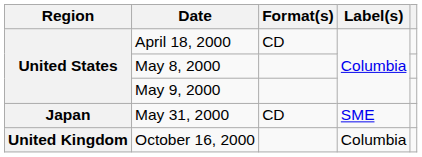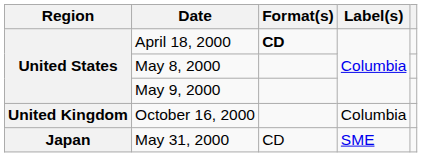(273, 41) normal -> (273, 41) bold
rows swapped: (182, 115) <-> (195, 139)
